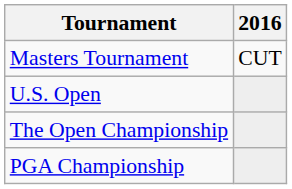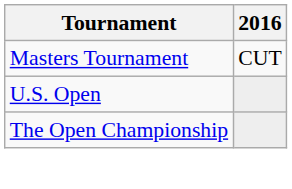- row: (97, 165)
